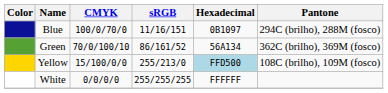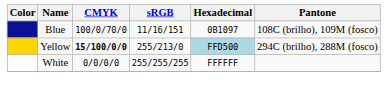(320, 29) 294C (brilho), 288M (fosco) -> (317, 29) 108C (brilho), 109M (fosco)
- row: (53, 46)
(101, 63) normal -> (101, 46) bold
(320, 63) 108C (brilho), 109M (fosco) -> (317, 46) 294C (brilho), 288M (fosco)
